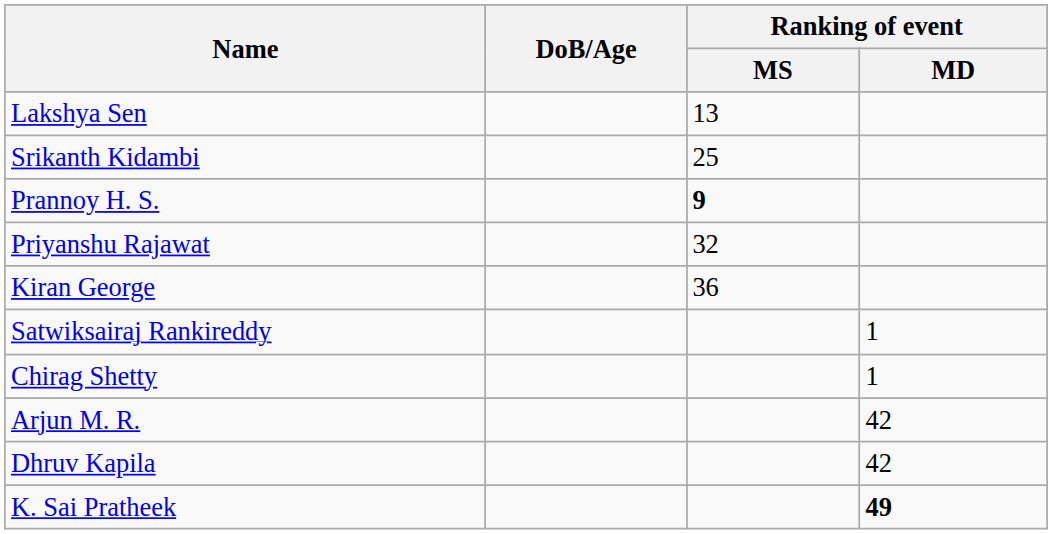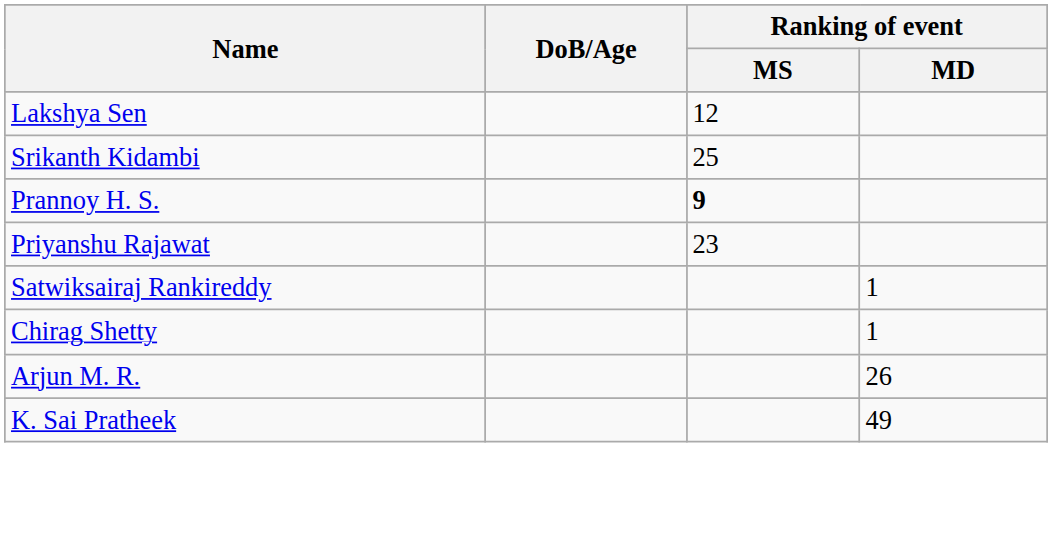(706, 113) 13 -> (706, 113) 12
(706, 244) 32 -> (706, 244) 23
- row: (83, 288)
(879, 418) 42 -> (879, 375) 26
- row: (83, 462)
(879, 506) bold -> (879, 418) normal
